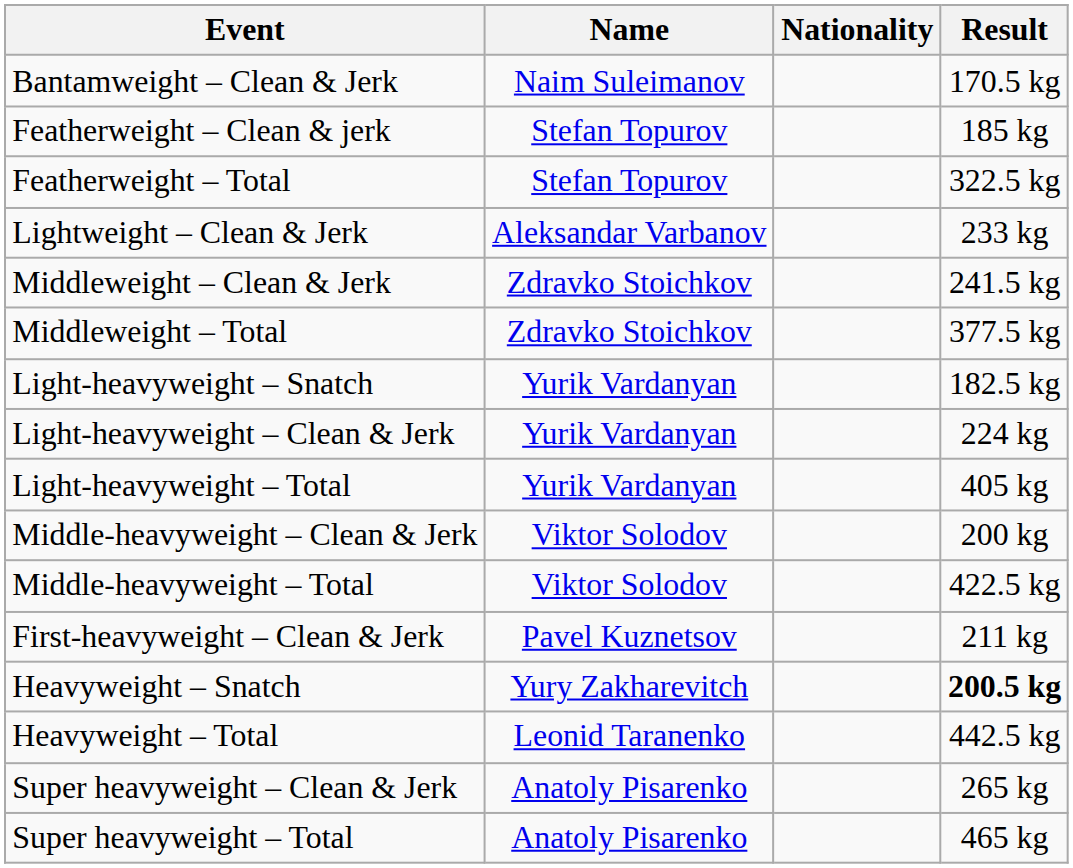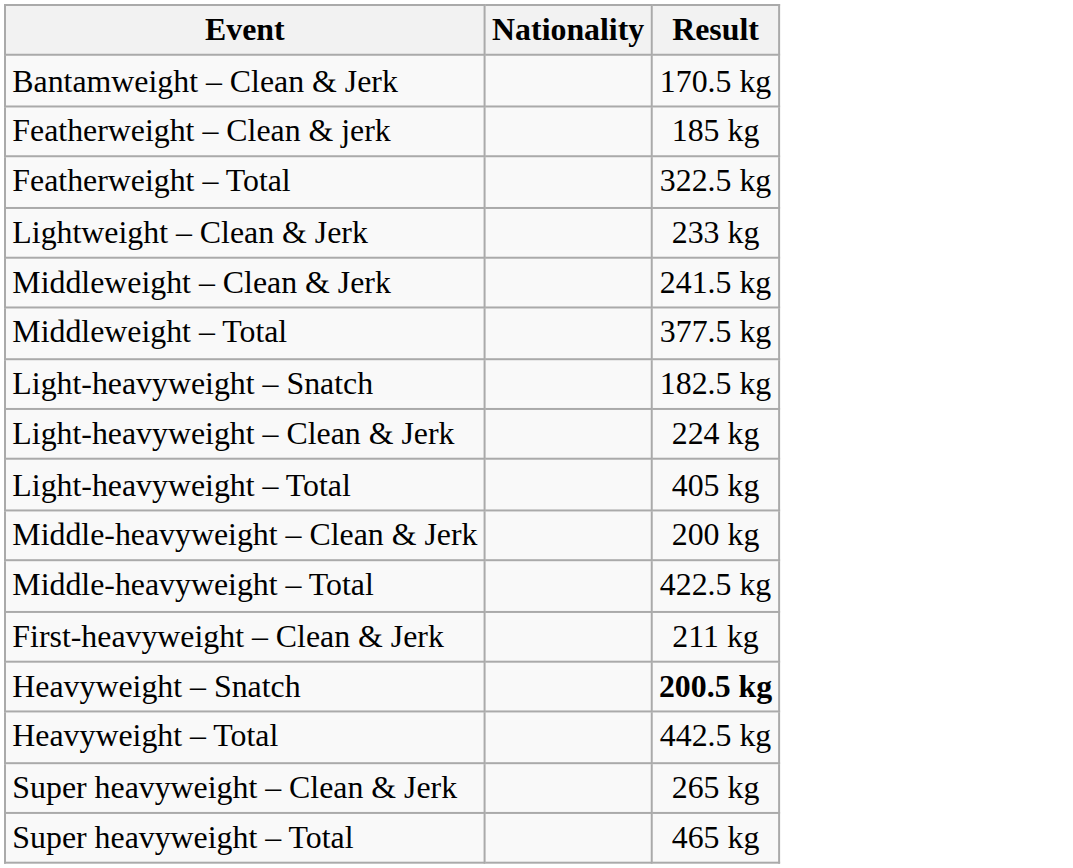- column: (629, 29)
